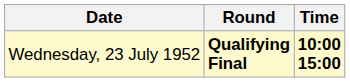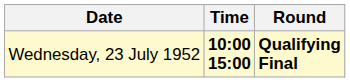columns swapped: (319, 17) <-> (249, 17)
